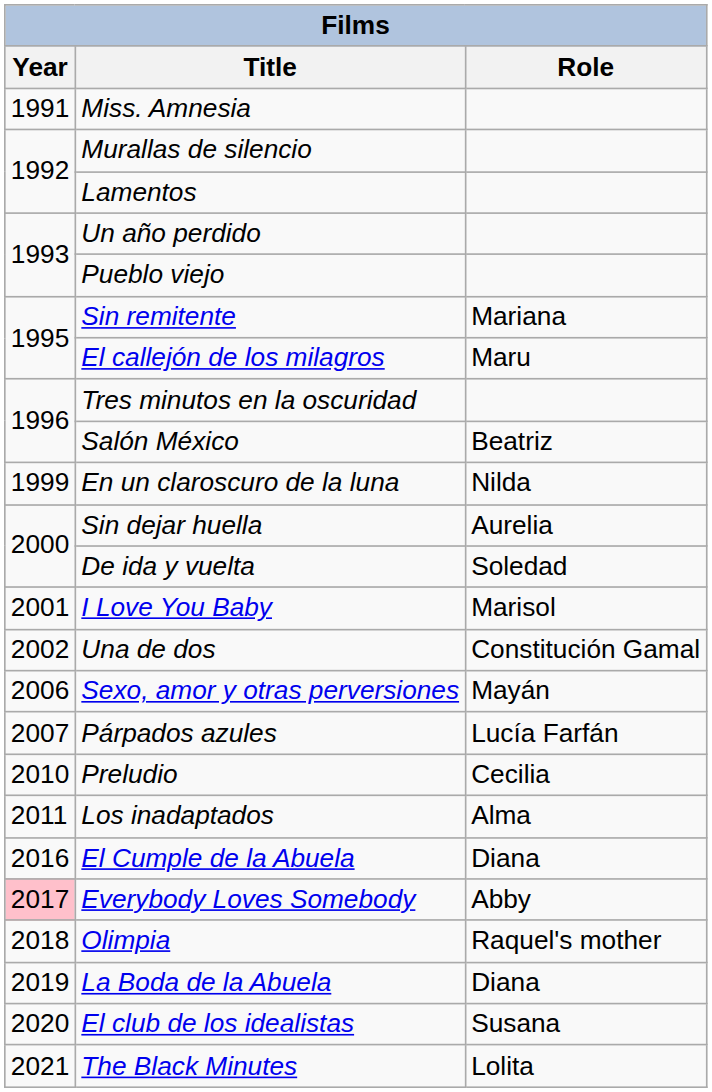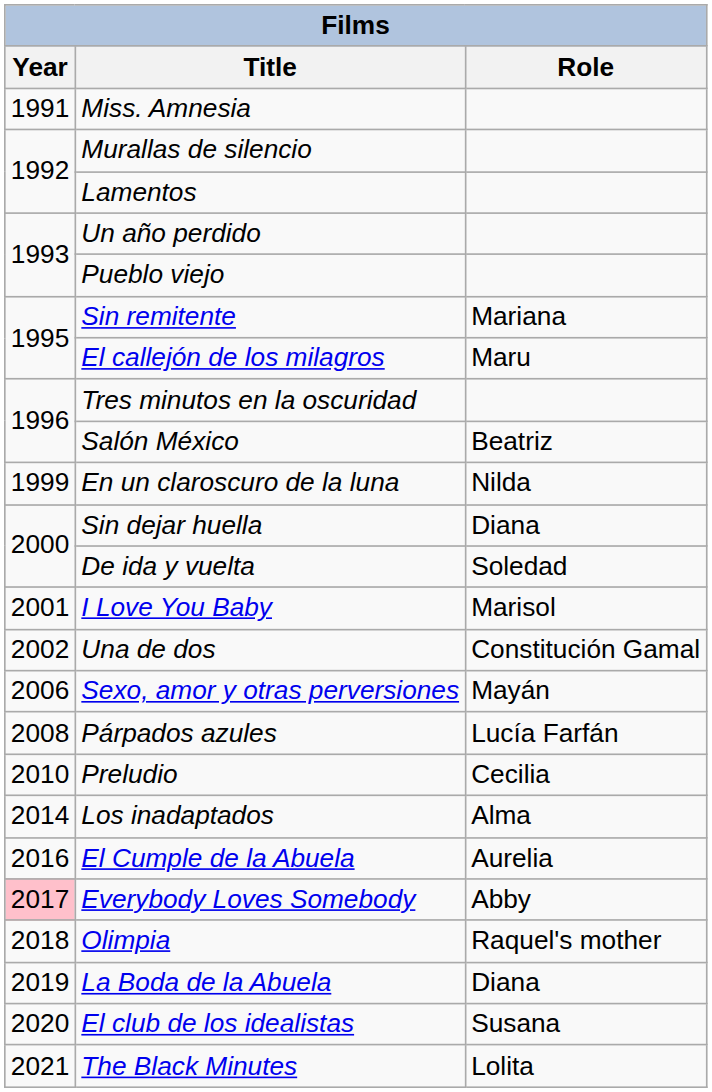(512, 524) Aurelia -> (505, 524) Diana
(40, 732) 2007 -> (40, 732) 2008
(39, 815) 2011 -> (40, 815) 2014
(505, 857) Diana -> (512, 857) Aurelia
